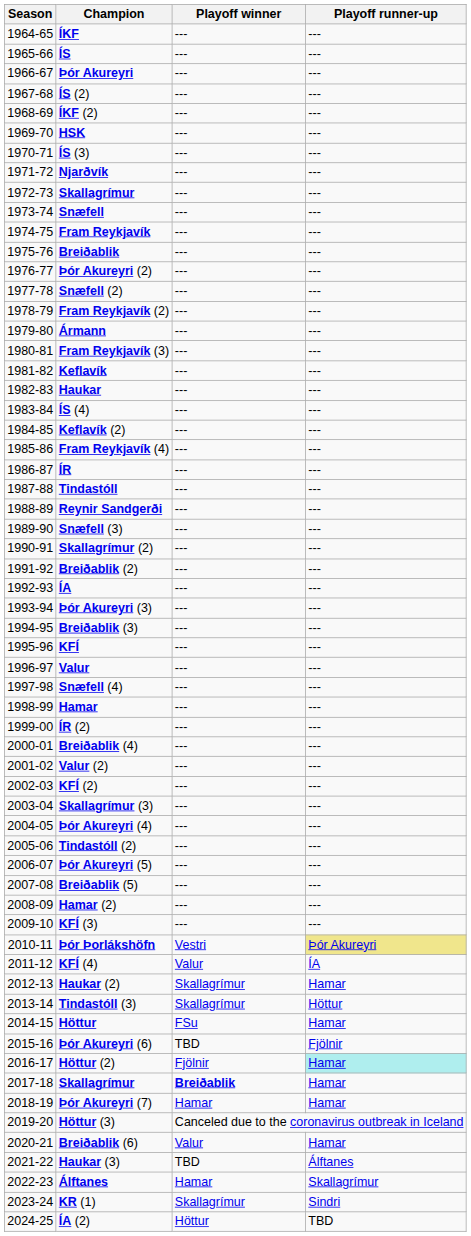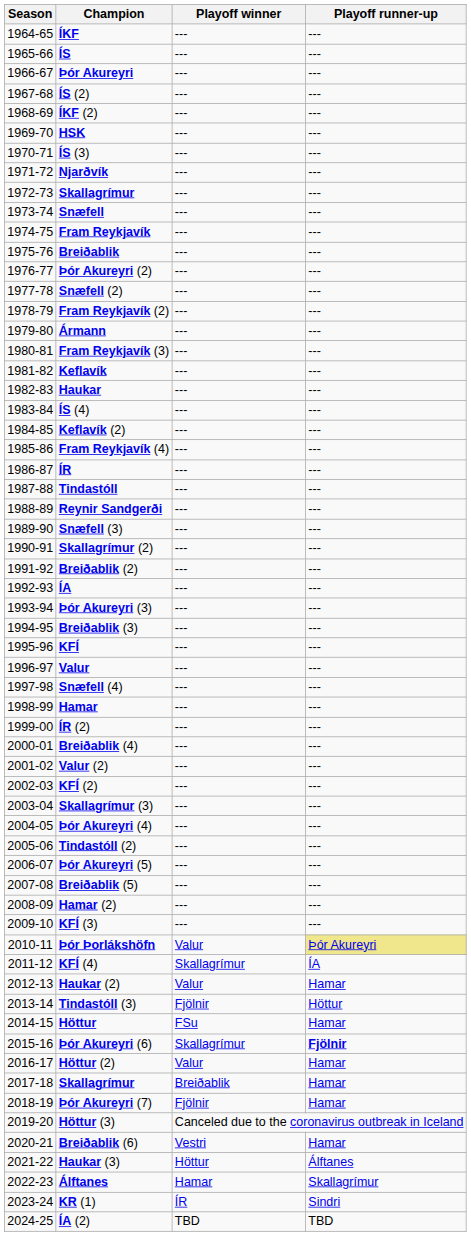(190, 944) Vestri -> (189, 944) Valur
(189, 964) Valur -> (210, 964) Skallagrímur
(210, 984) Skallagrímur -> (189, 984) Valur
(210, 1004) Skallagrímur -> (192, 1004) Fjölnir
(187, 1043) TBD -> (210, 1043) Skallagrímur
(325, 1043) normal -> (327, 1043) bold
(192, 1063) Fjölnir -> (189, 1063) Valur
(327, 1063) paleturquoise background -> (327, 1063) no background
(205, 1083) bold -> (202, 1083) normal
(194, 1102) Hamar -> (192, 1102) Fjölnir
(189, 1142) Valur -> (190, 1142) Vestri
(187, 1162) TBD -> (192, 1162) Höttur
(210, 1201) Skallagrímur -> (181, 1201) ÍR
(192, 1221) Höttur -> (187, 1221) TBD
